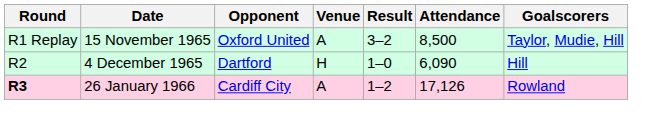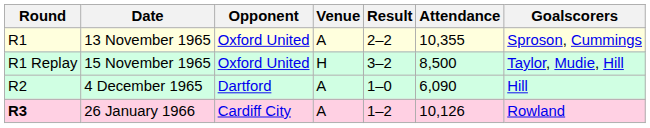+ row: (148, 39)
(321, 39) A -> (322, 63) H
(322, 63) H -> (321, 87) A
(442, 87) 17,126 -> (442, 110) 10,126
